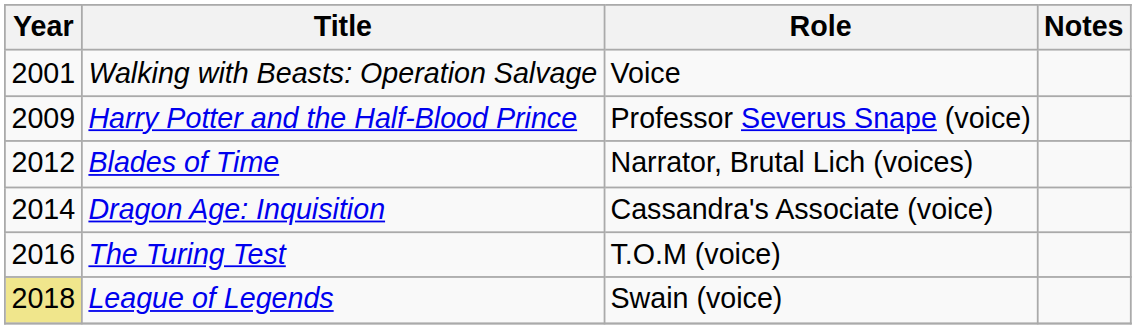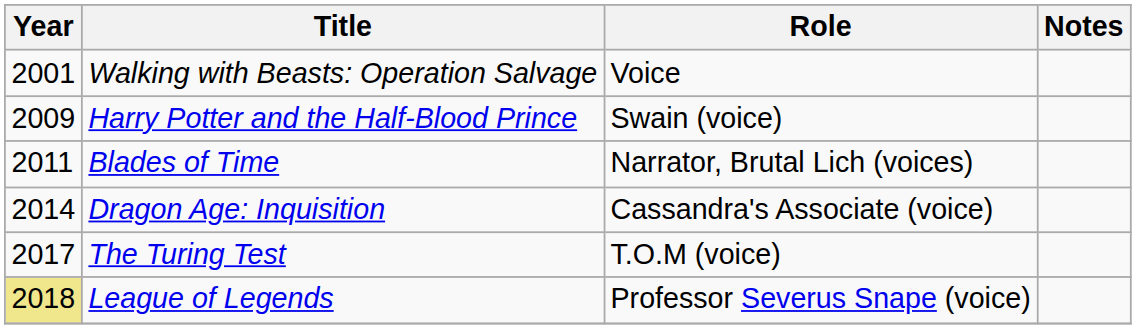(821, 118) Professor Severus Snape (voice) -> (696, 118) Swain (voice)
(43, 163) 2012 -> (42, 163) 2011
(43, 254) 2016 -> (43, 254) 2017
(696, 299) Swain (voice) -> (821, 299) Professor Severus Snape (voice)
